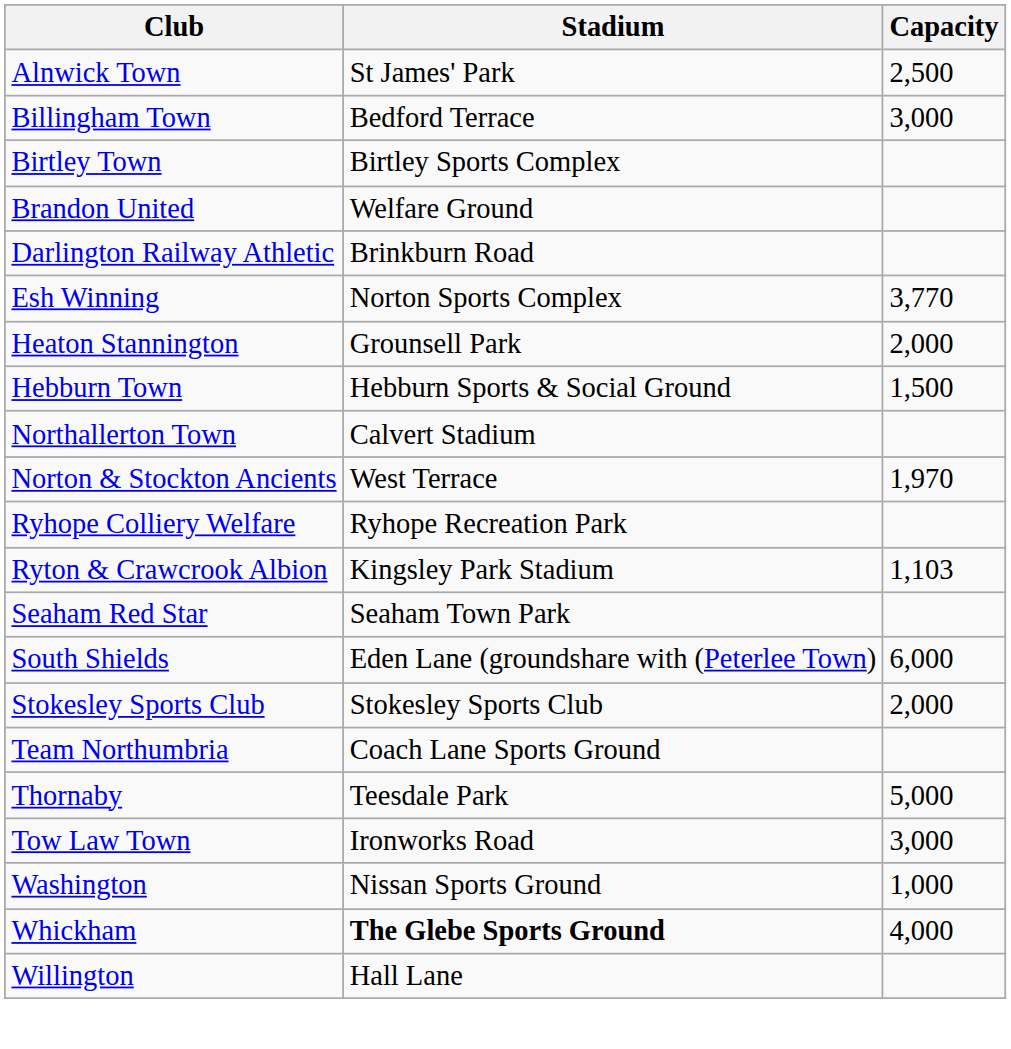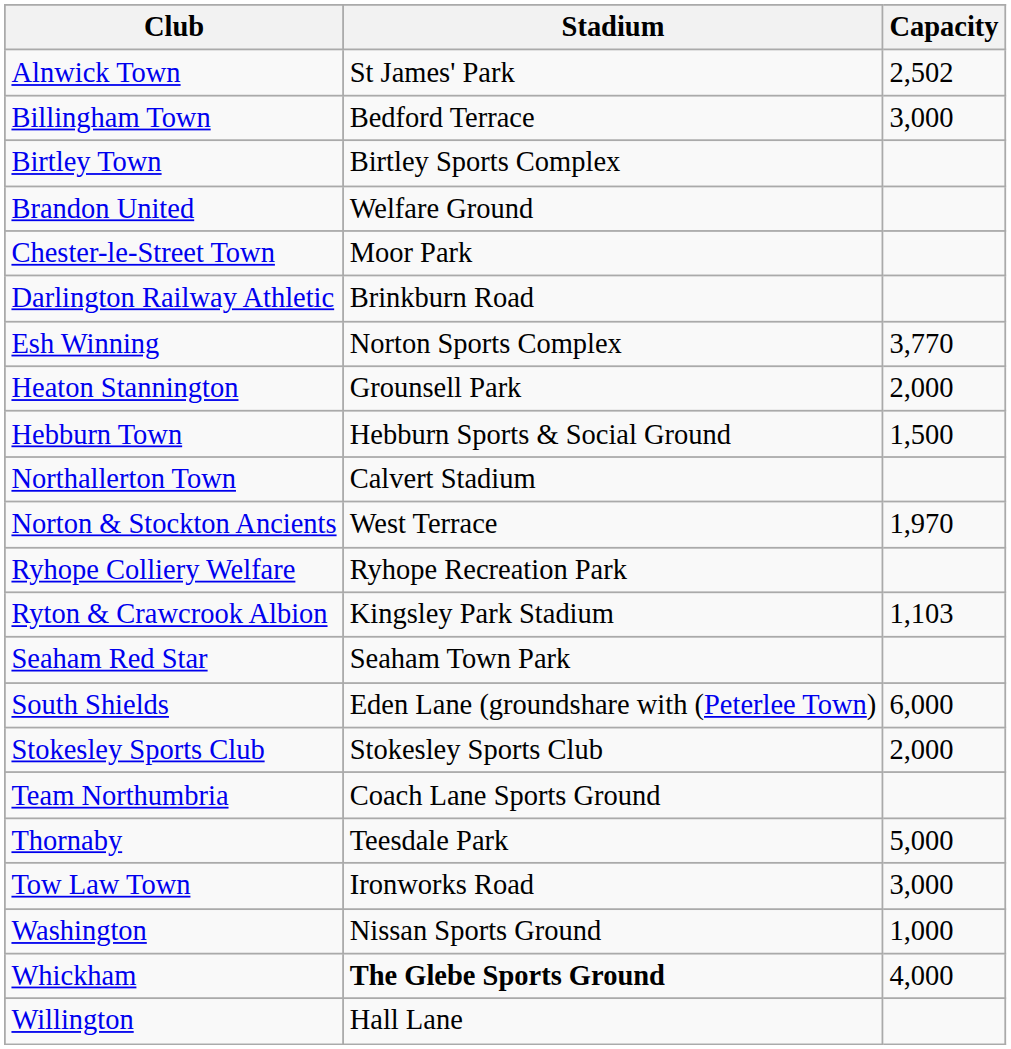(921, 72) 2,500 -> (921, 72) 2,502
+ row: (143, 252)
